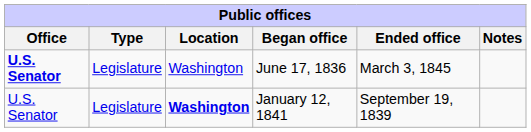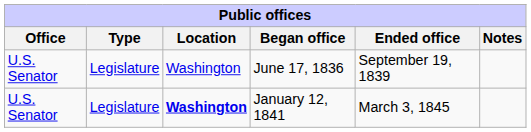(34, 68) bold -> (33, 68) normal
(405, 68) March 3, 1845 -> (405, 68) September 19, 1839
(407, 107) September 19, 1839 -> (404, 107) March 3, 1845
